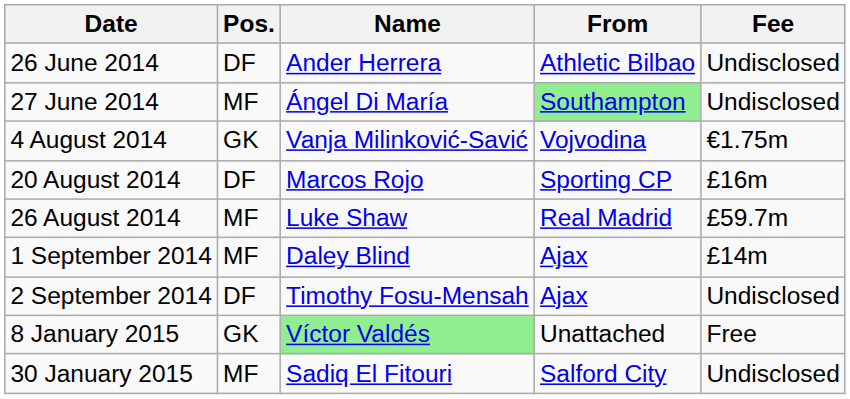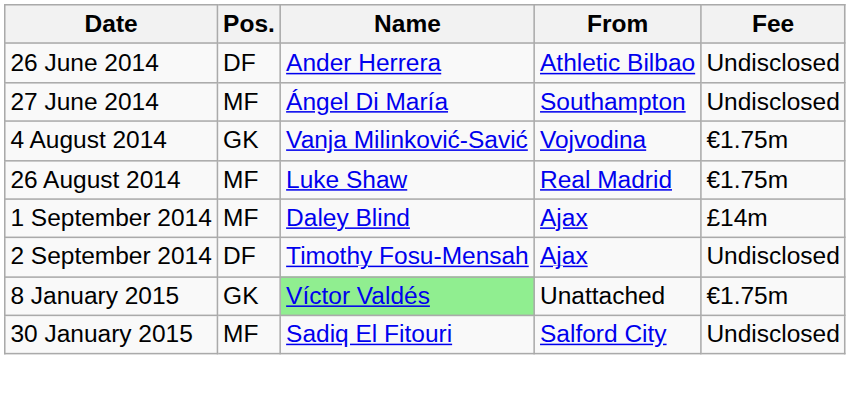(613, 101) lightgreen background -> (613, 101) no background
- row: (95, 179)
(747, 218) £59.7m -> (747, 179) €1.75m
(732, 334) Free -> (747, 295) €1.75m
